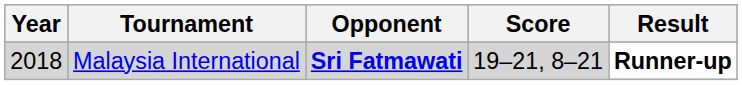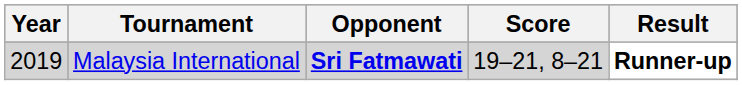(36, 60) 2018 -> (36, 60) 2019
